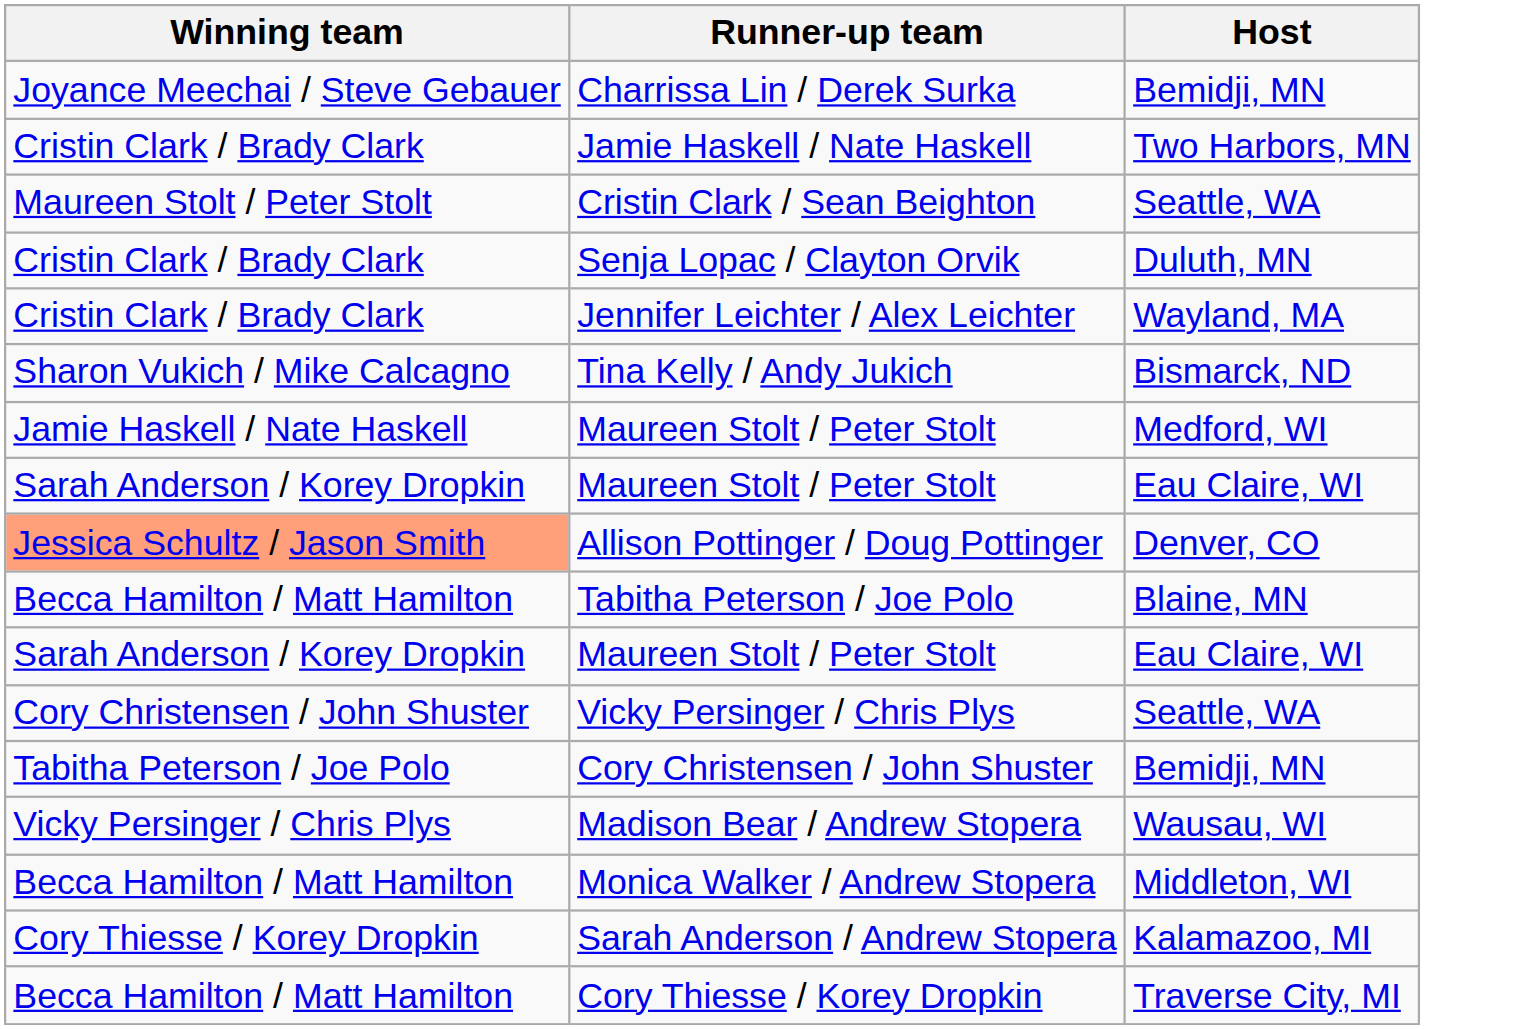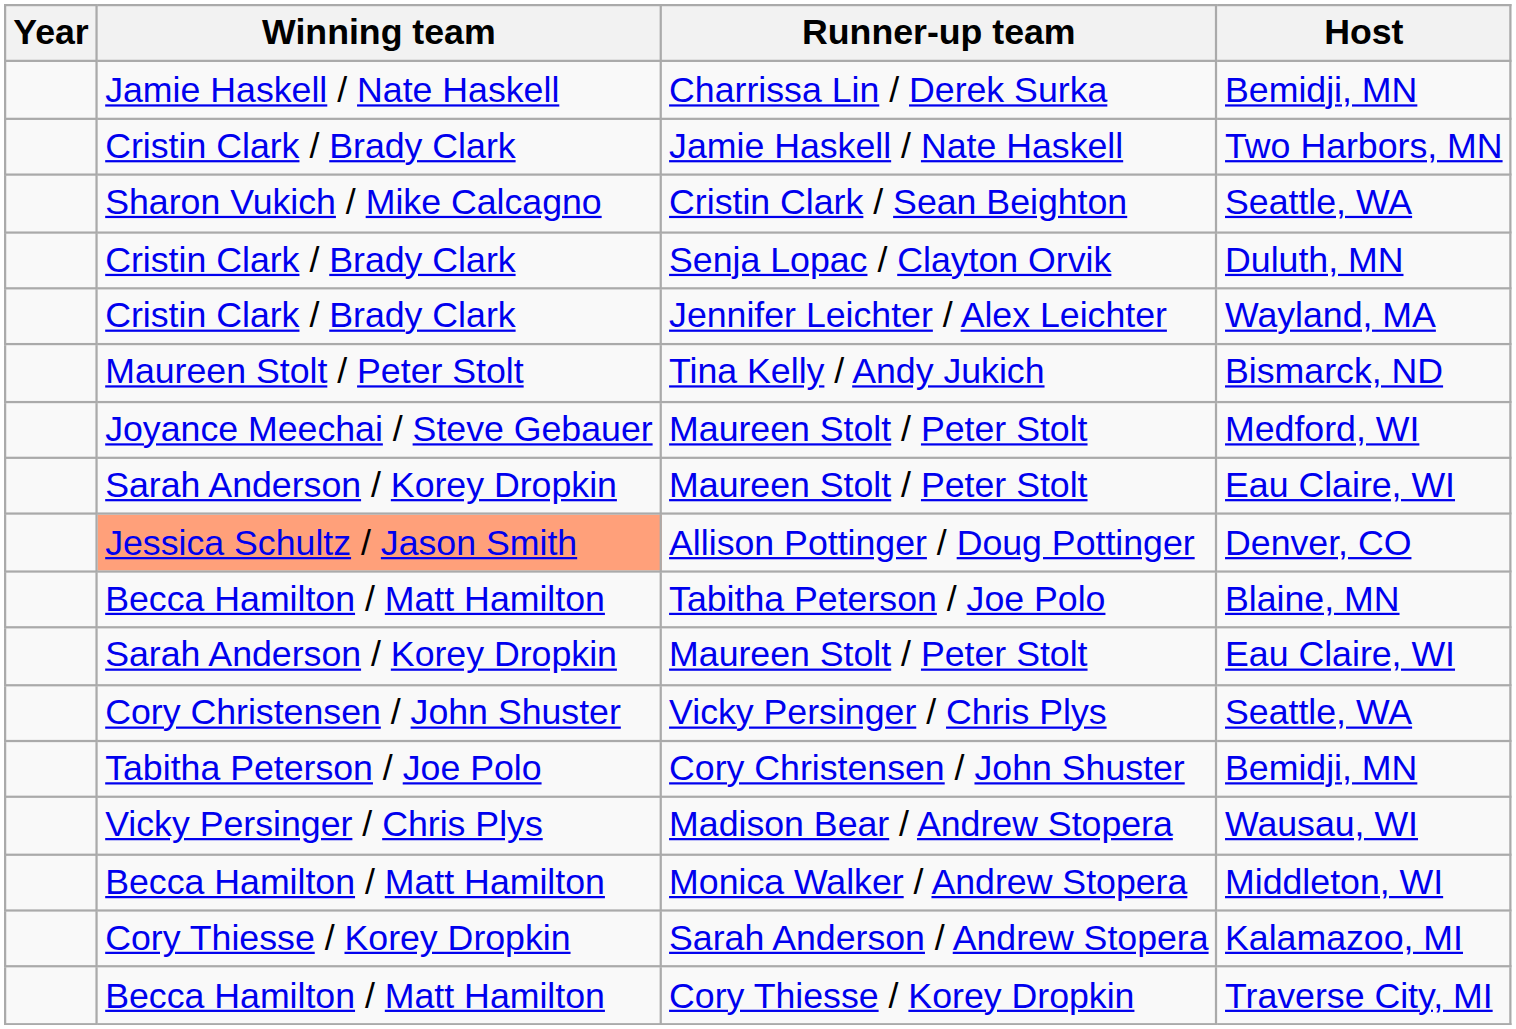+ column: (51, 32)
(287, 89) Joyance Meechai / Steve Gebauer -> (332, 89) Jamie Haskell / Nate Haskell
(223, 202) Maureen Stolt / Peter Stolt -> (353, 202) Sharon Vukich / Mike Calcagno
(262, 372) Sharon Vukich / Mike Calcagno -> (314, 372) Maureen Stolt / Peter Stolt
(240, 428) Jamie Haskell / Nate Haskell -> (379, 428) Joyance Meechai / Steve Gebauer
